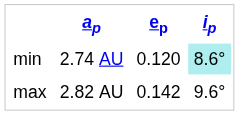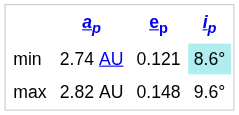(159, 59) 0.120 -> (159, 59) 0.121
(159, 92) 0.142 -> (159, 92) 0.148
